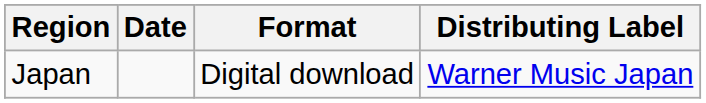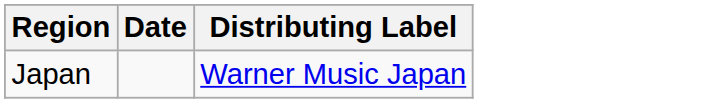- column: (307, 27)
